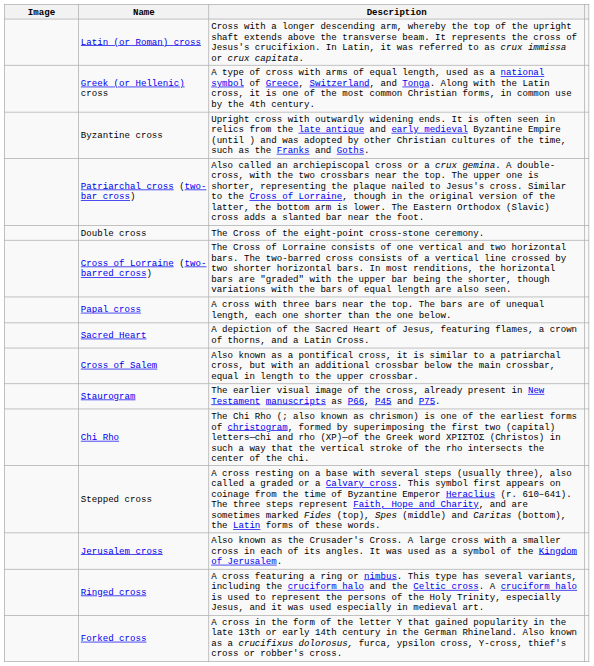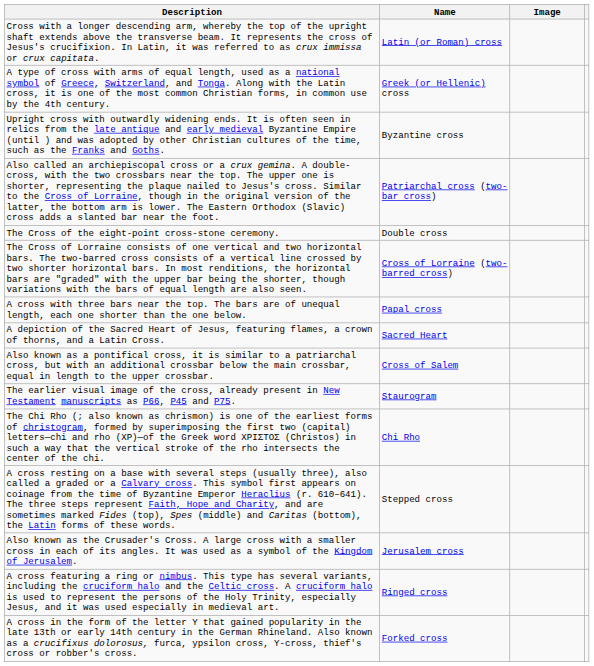columns swapped: (42, 12) <-> (397, 12)
